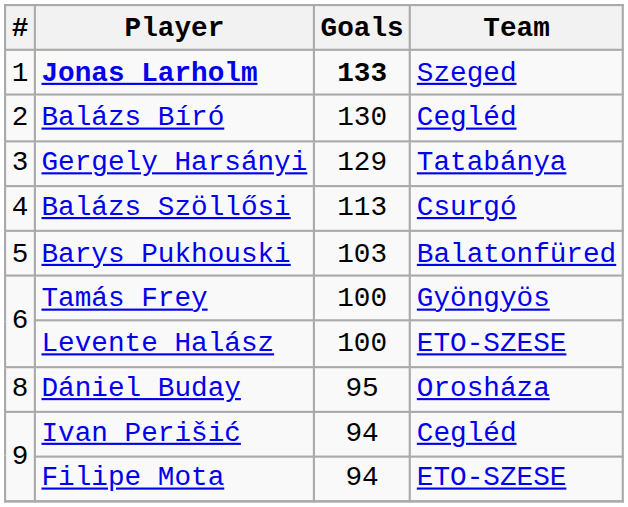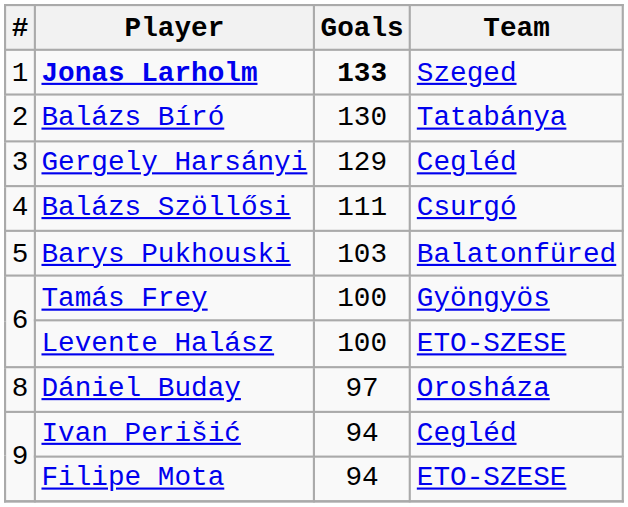(467, 118) Cegléd -> (492, 118) Tatabánya
(492, 163) Tatabánya -> (467, 163) Cegléd
(362, 208) 113 -> (362, 208) 111
(362, 389) 95 -> (362, 389) 97
